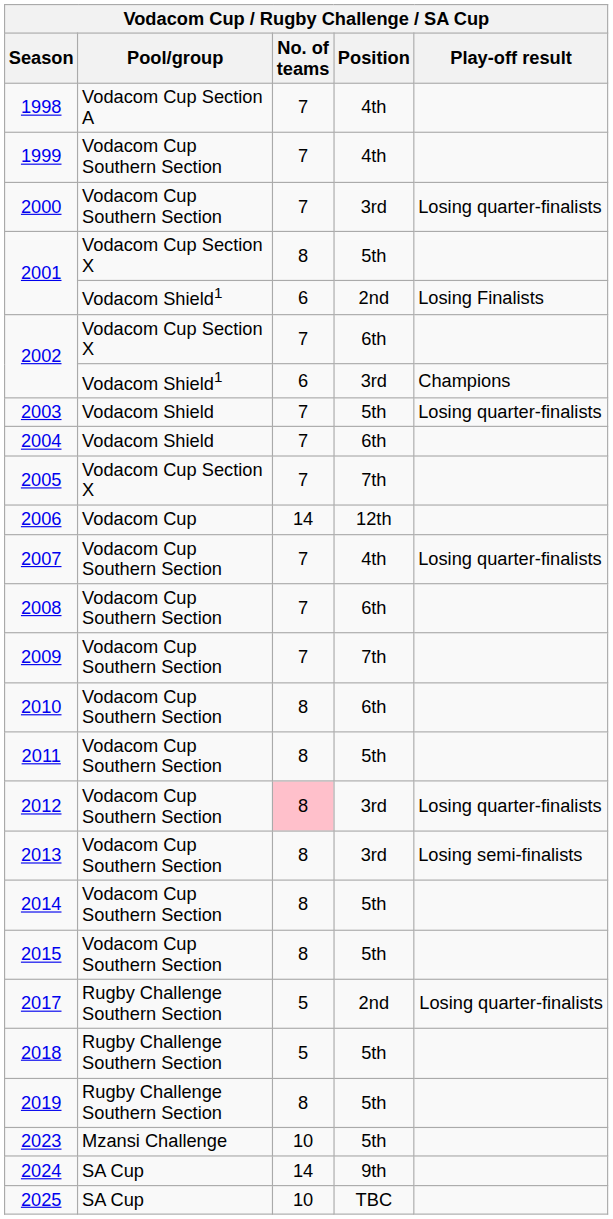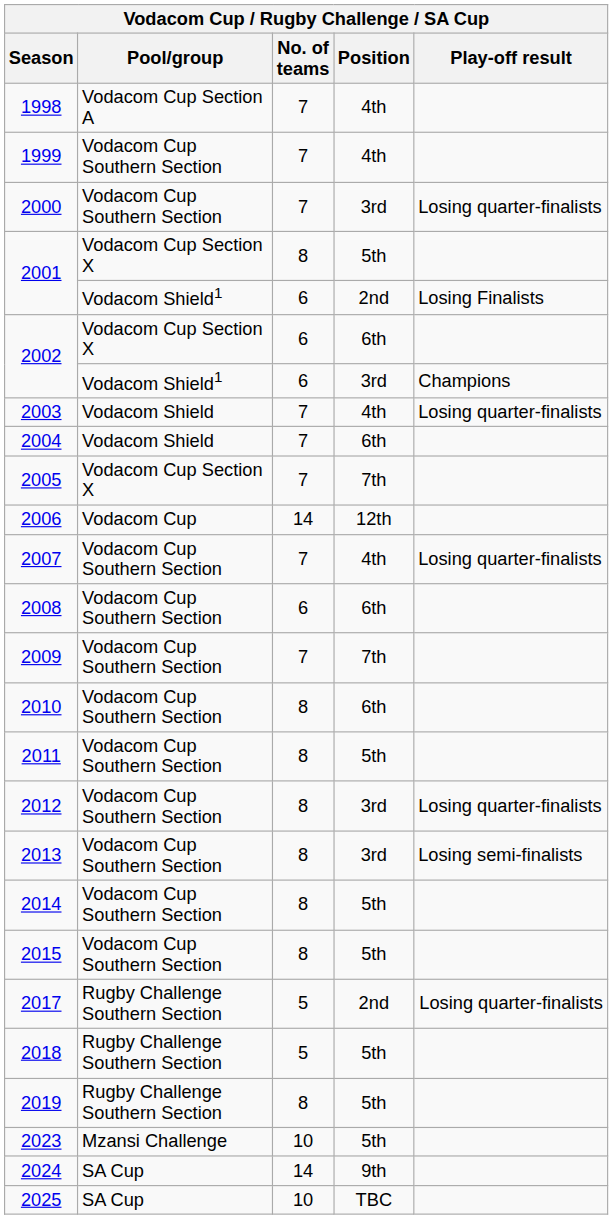(303, 339) 7 -> (303, 339) 6
(374, 412) 5th -> (374, 412) 4th
(303, 608) 7 -> (303, 608) 6
(303, 806) pink background -> (303, 806) no background
